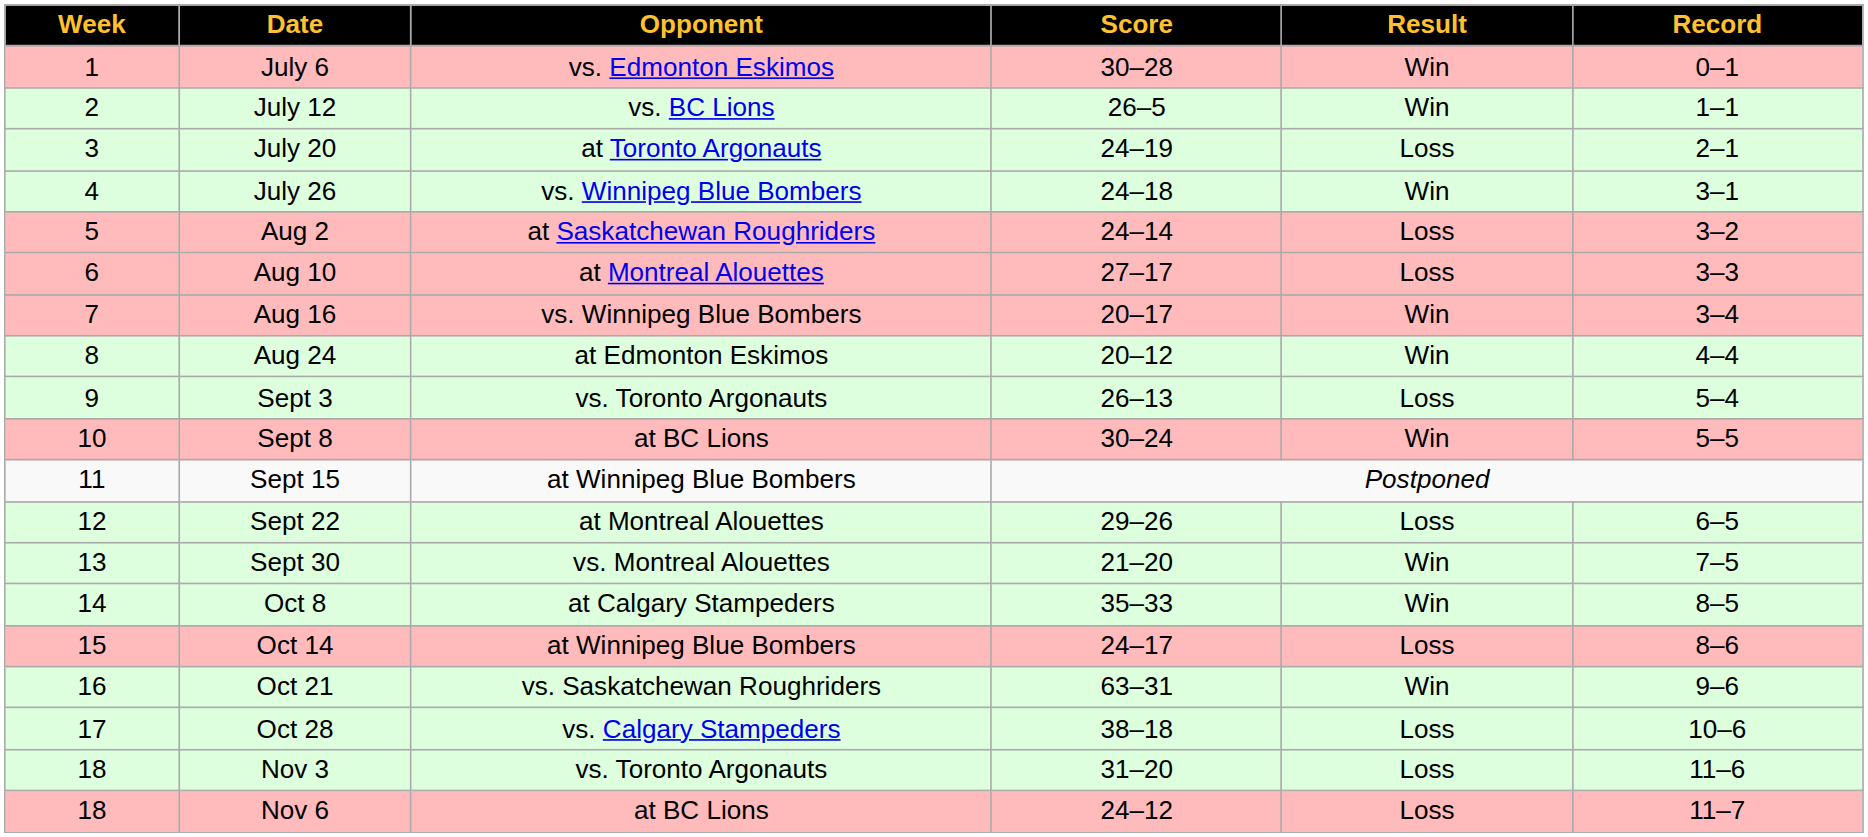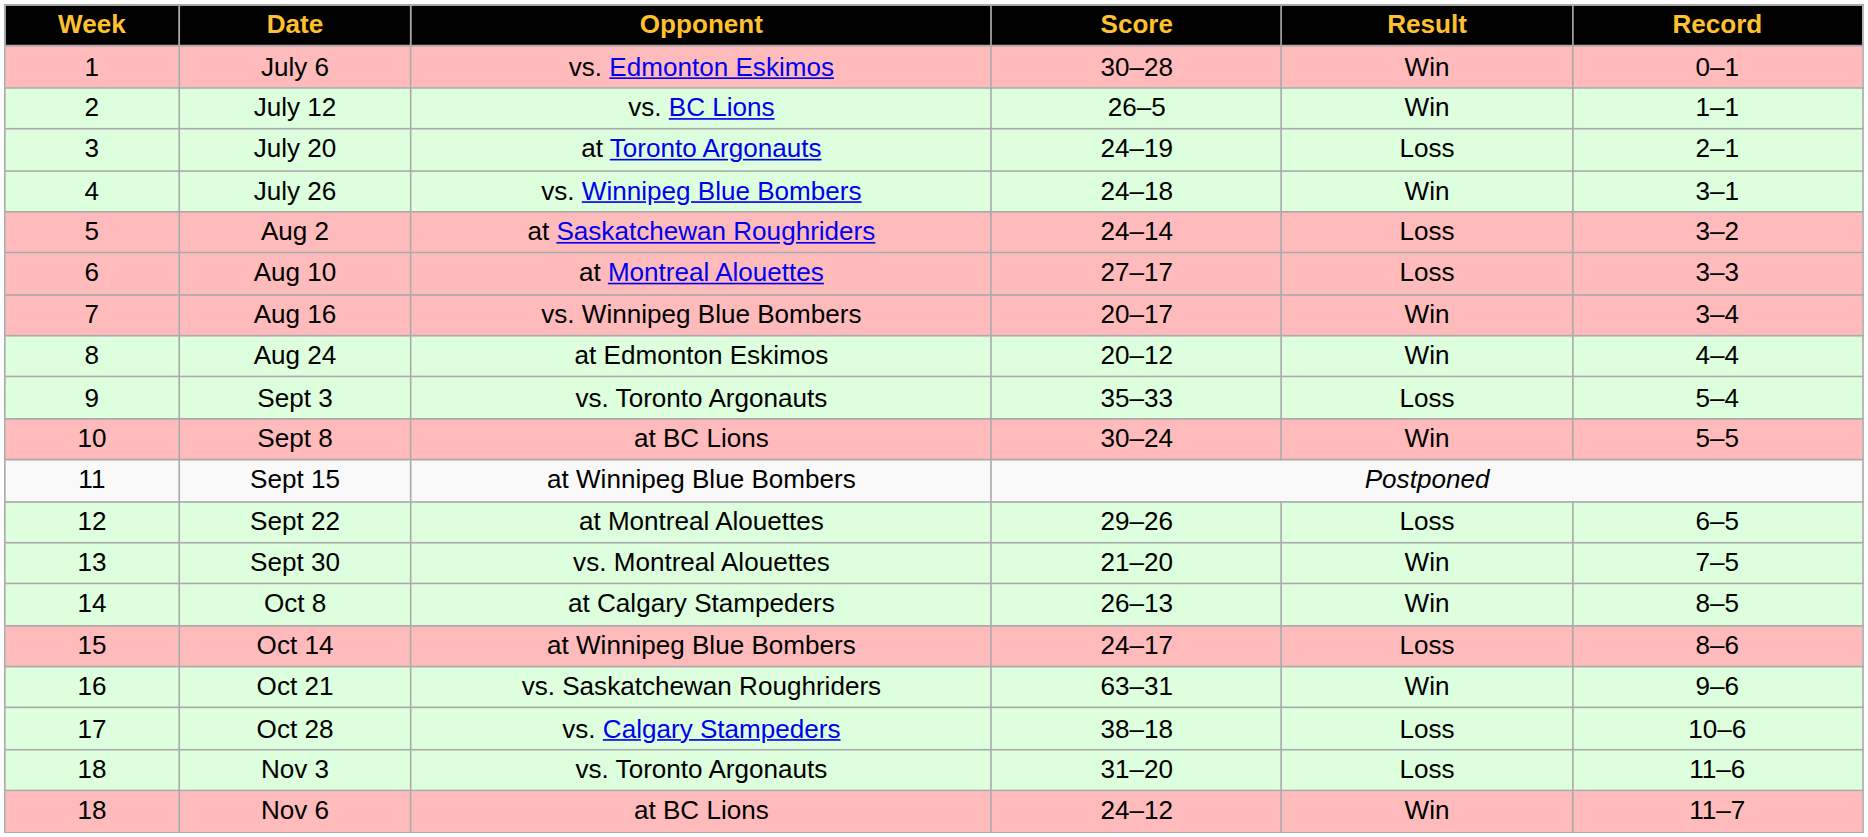(1137, 397) 26–13 -> (1137, 397) 35–33
(1137, 604) 35–33 -> (1137, 604) 26–13
(1427, 811) Loss -> (1427, 811) Win
